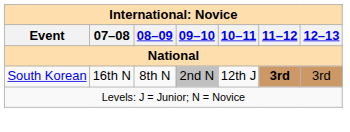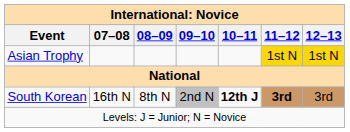+ row: (45, 55)
(238, 76) normal -> (240, 96) bold
